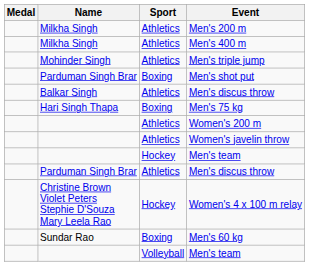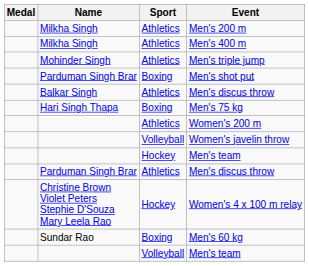(161, 140) Athletics -> (163, 140) Volleyball
